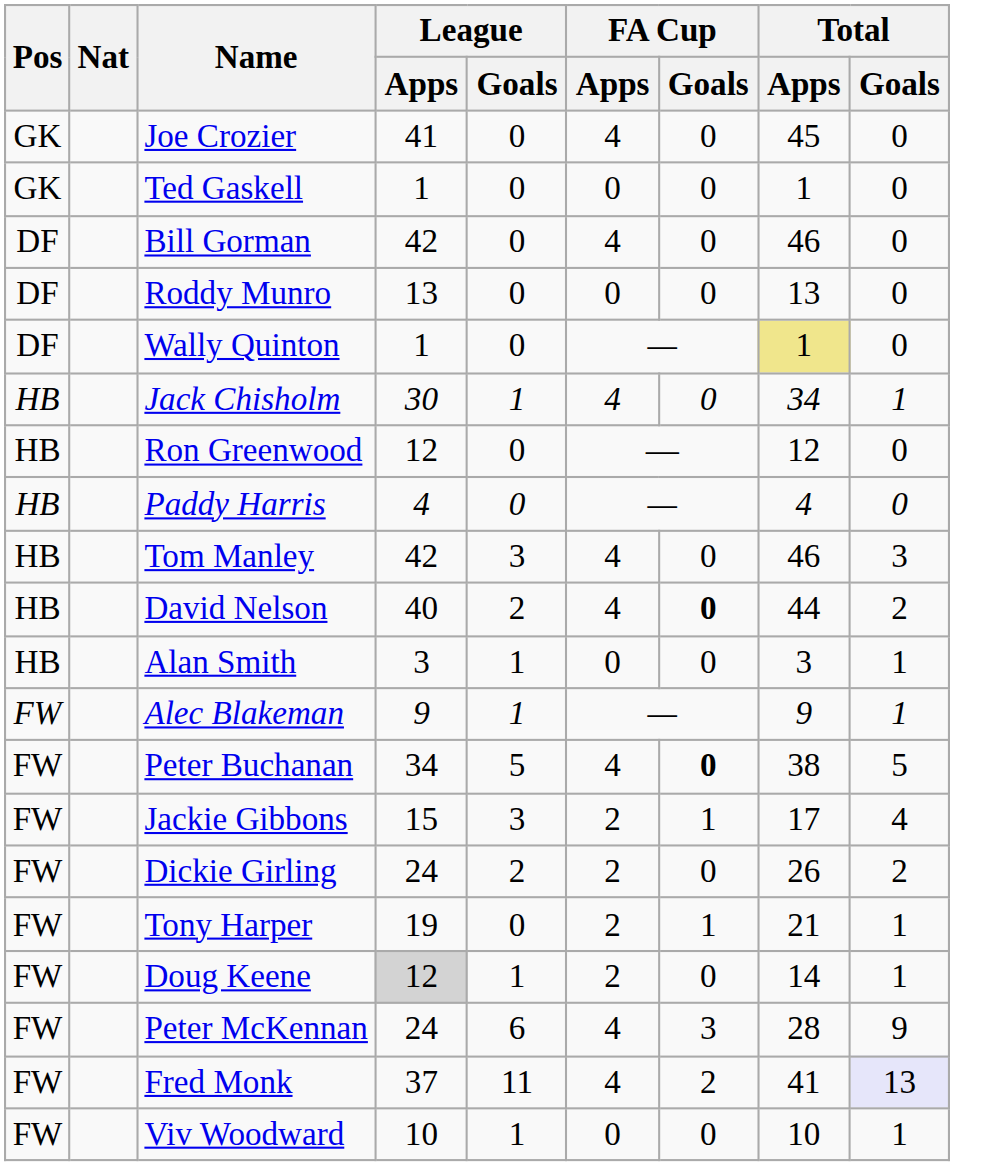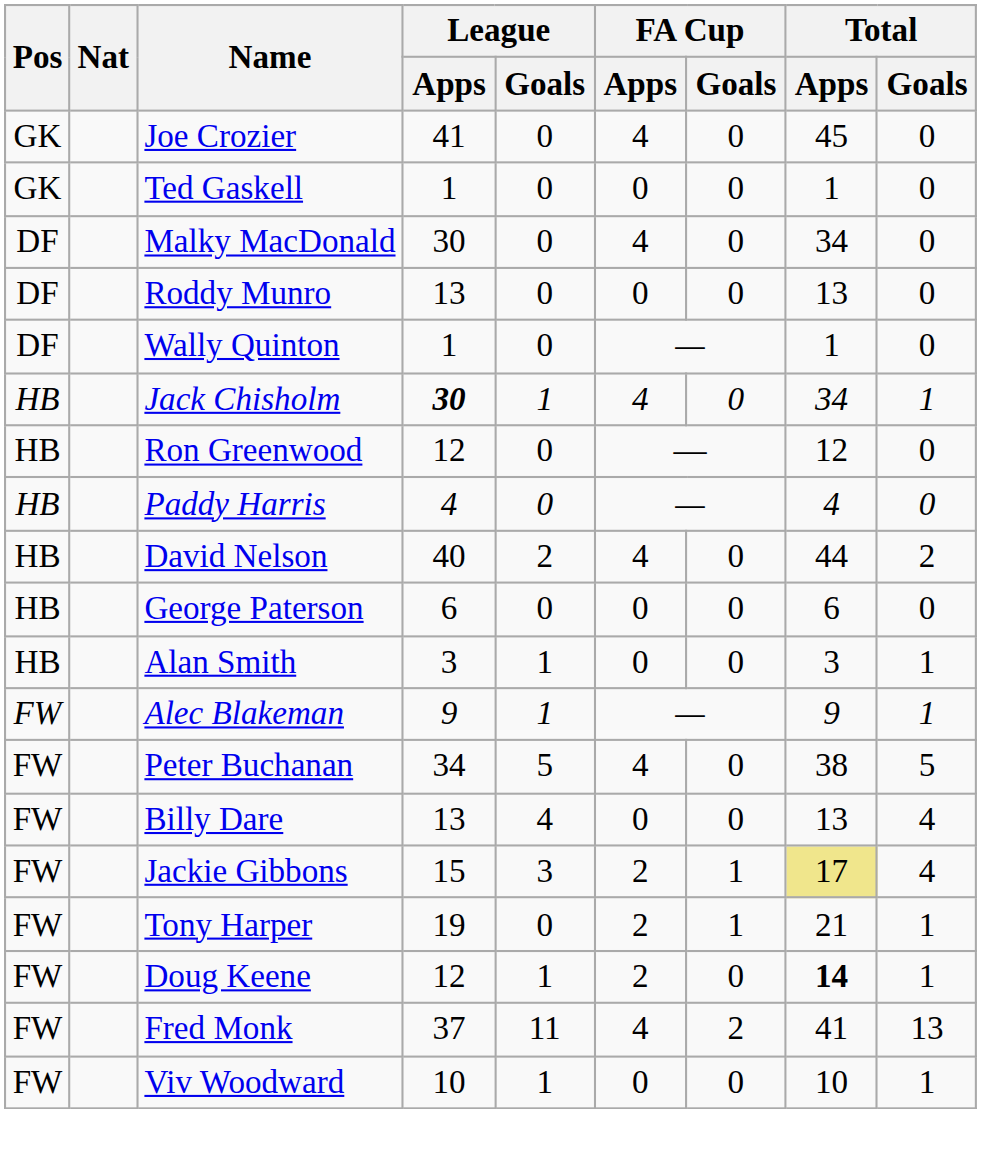- row: (228, 240)
+ row: (270, 240)
(804, 345) khaki background -> (831, 345) no background
(421, 398) normal -> (449, 398) bold
- row: (229, 556)
(708, 608) bold -> (736, 556) normal
+ row: (254, 608)
(708, 766) bold -> (736, 766) normal
+ row: (214, 818)
(804, 818) no background -> (831, 871) khaki background
- row: (241, 871)
(421, 976) lightgrey background -> (449, 976) no background
(804, 976) normal -> (831, 976) bold
- row: (256, 1028)
(899, 1081) lavender background -> (927, 1028) no background
